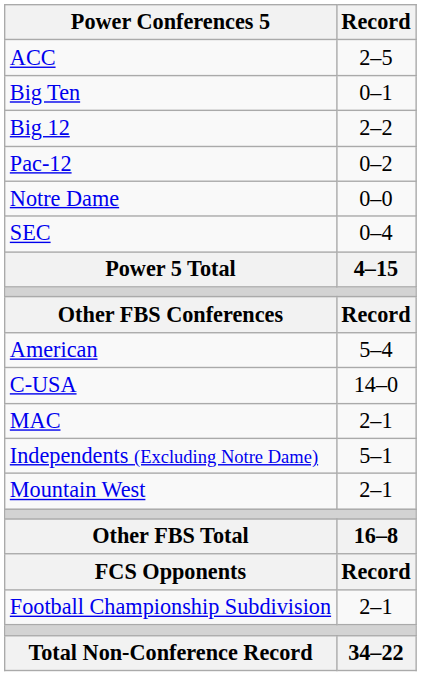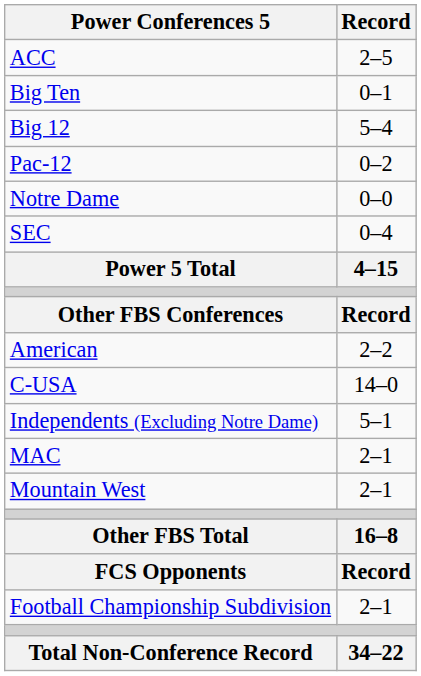(376, 127) 2–2 -> (376, 127) 5–4
(376, 349) 5–4 -> (376, 349) 2–2
rows swapped: (164, 455) <-> (35, 420)
